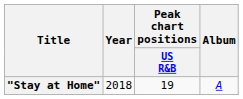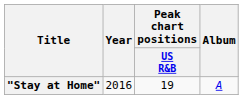(119, 86) 2018 -> (119, 86) 2016
